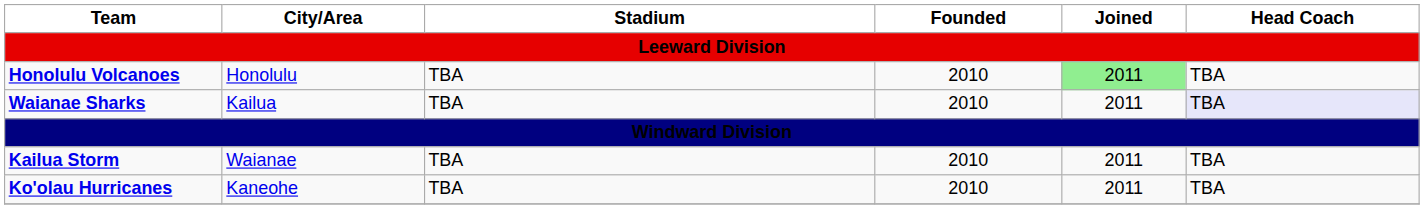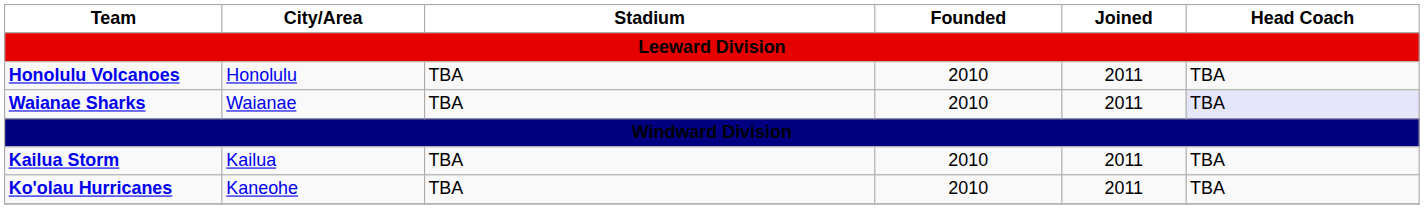(1124, 75) lightgreen background -> (1124, 75) no background
(251, 103) Kailua -> (261, 103) Waianae
(261, 160) Waianae -> (251, 160) Kailua
